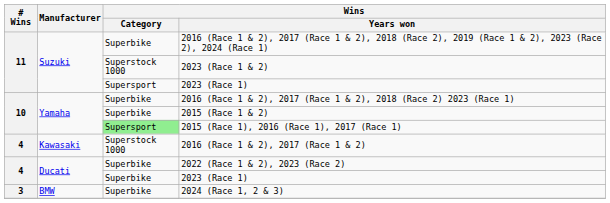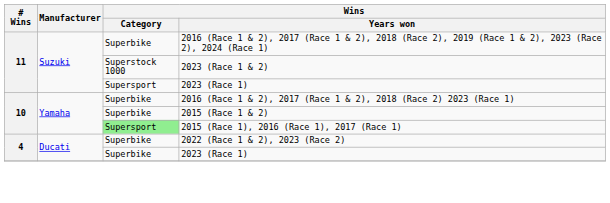- row: (60, 146)
- row: (47, 192)
